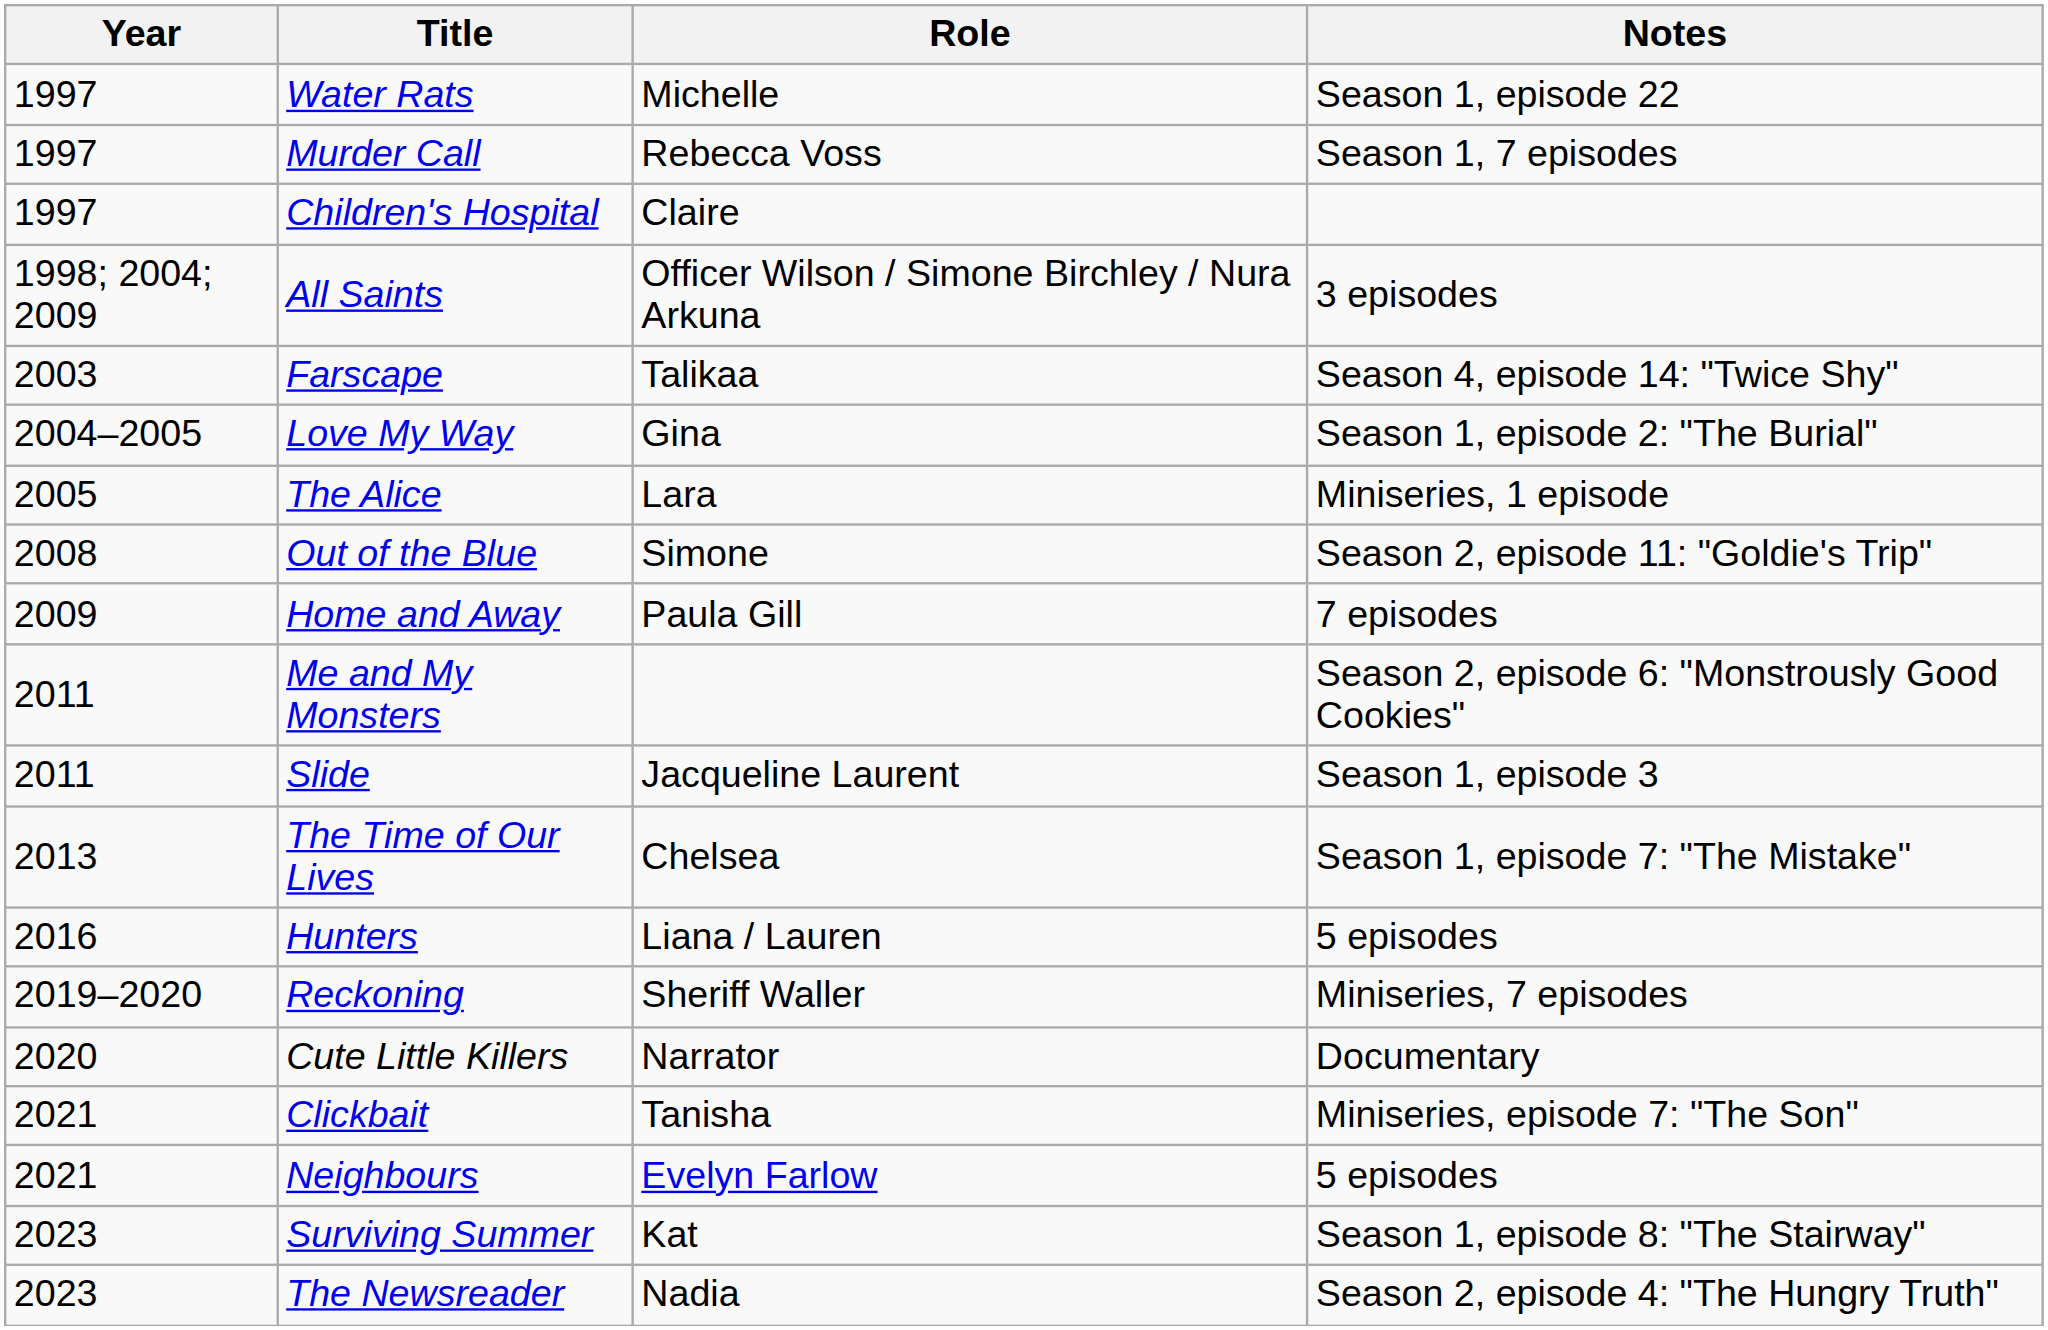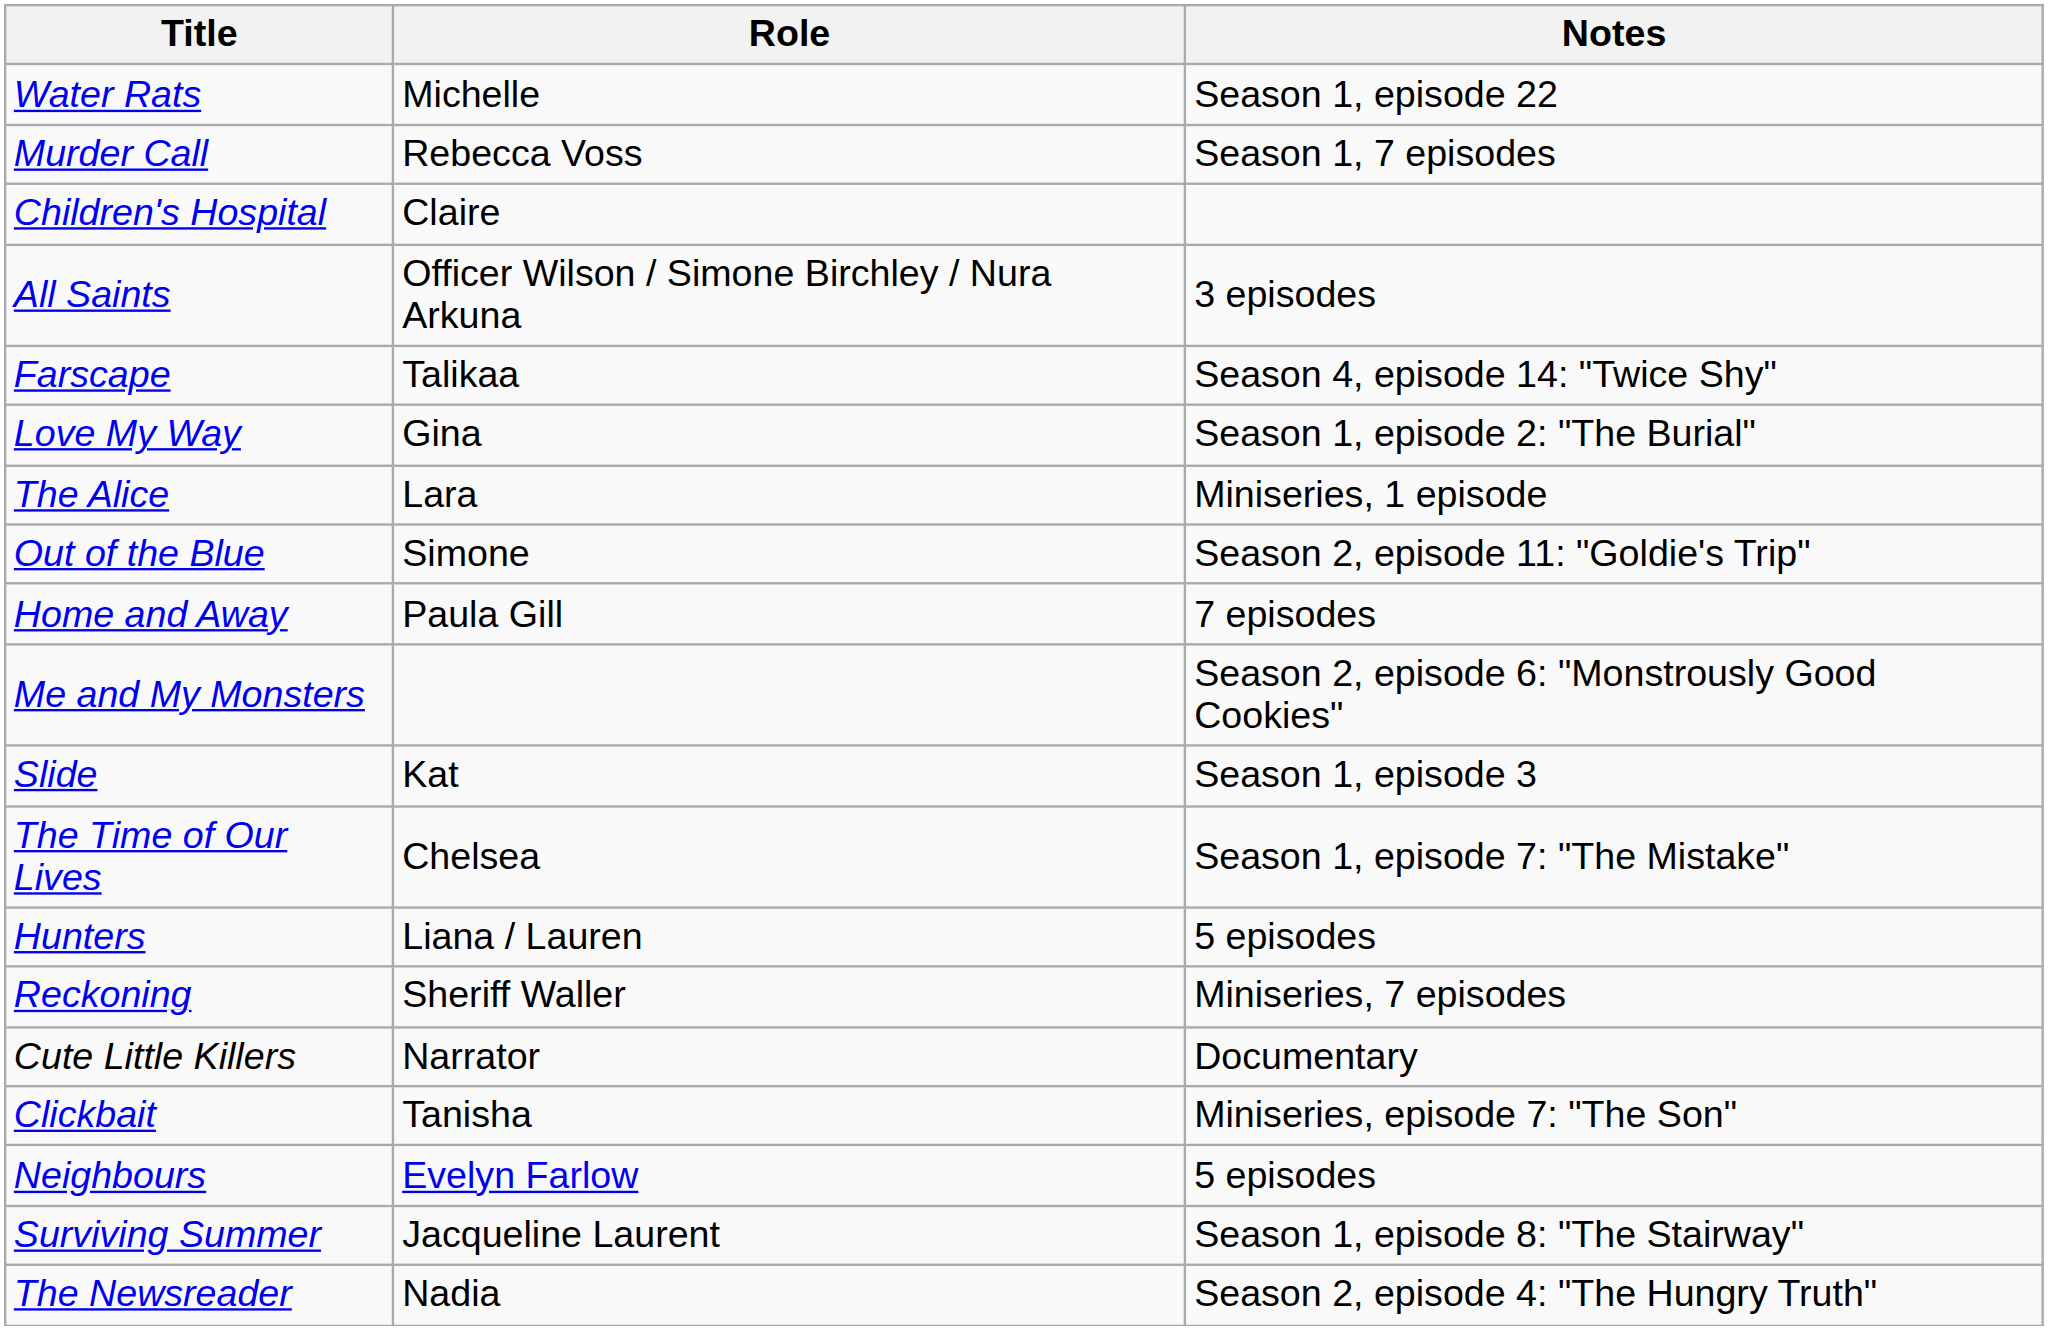- column: (141, 34)
(800, 774) Jacqueline Laurent -> (430, 774) Kat
(670, 1234) Kat -> (561, 1234) Jacqueline Laurent
